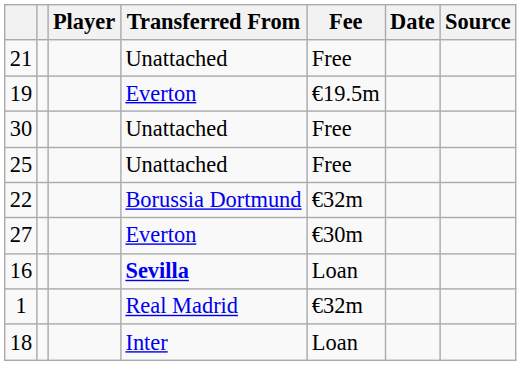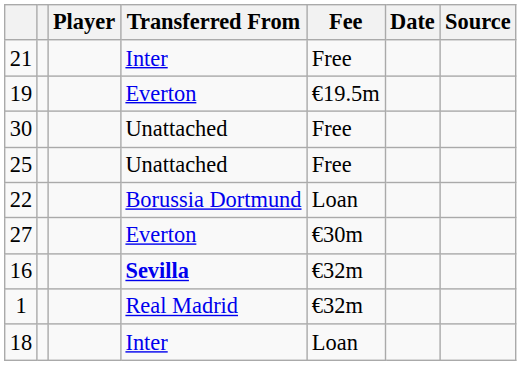(176, 57) Unattached -> (147, 57) Inter
(337, 199) €32m -> (335, 199) Loan
(335, 270) Loan -> (337, 270) €32m
